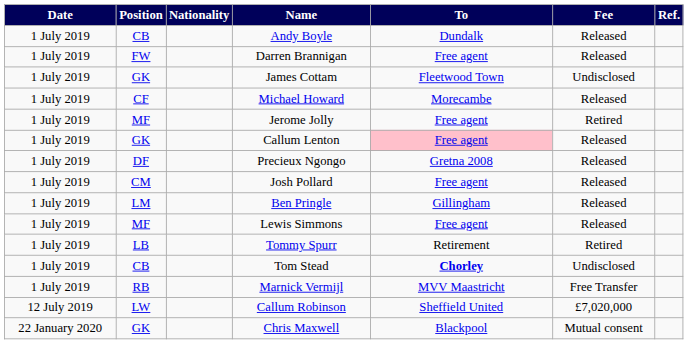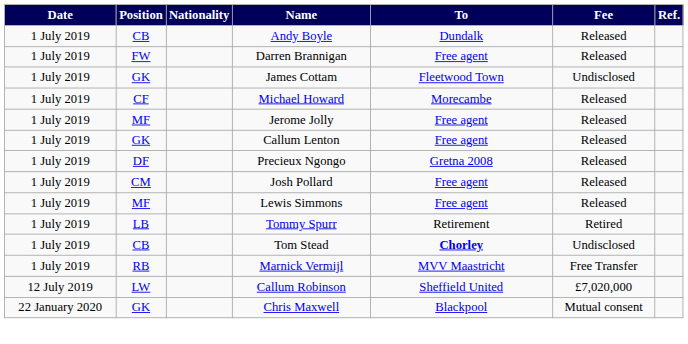(604, 119) Retired -> (604, 119) Released
(461, 140) pink background -> (461, 140) no background
- row: (301, 203)
